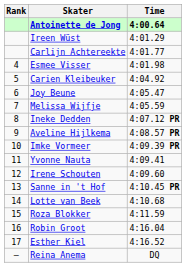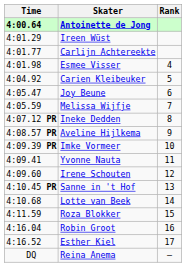columns swapped: (16, 11) <-> (154, 11)
